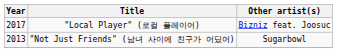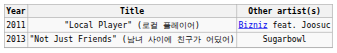(16, 25) 2017 -> (16, 25) 2011
